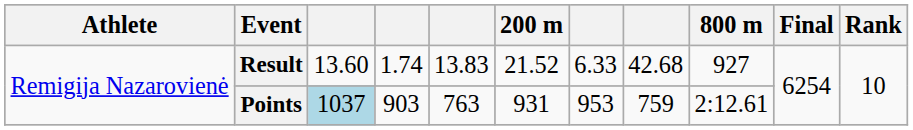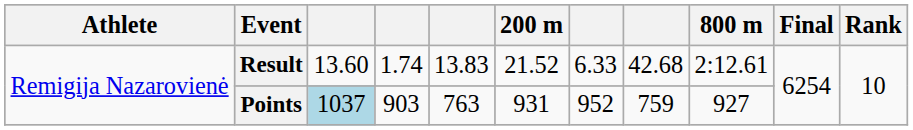(731, 65) 927 -> (731, 65) 2:12.61
(596, 105) 953 -> (596, 105) 952
(731, 105) 2:12.61 -> (731, 105) 927
